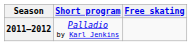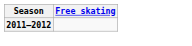- column: (88, 11)
